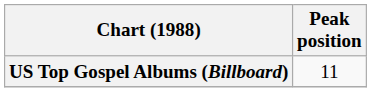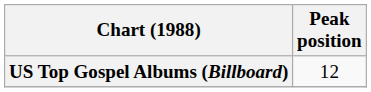(329, 71) 11 -> (329, 71) 12
